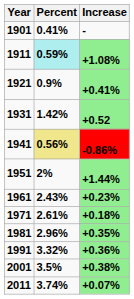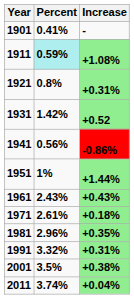(49, 84) 0.9% -> (49, 84) 0.8%
(101, 90) +0.41% -> (101, 90) +0.31%
(52, 144) khaki background -> (52, 144) no background
(45, 174) 2% -> (45, 174) 1%
(101, 197) +0.23% -> (101, 197) +0.43%
(101, 250) +0.36% -> (101, 250) +0.31%
(101, 285) +0.07% -> (101, 285) +0.04%
